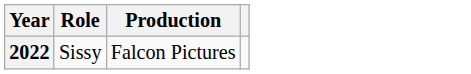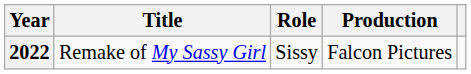+ column: (162, 20)
